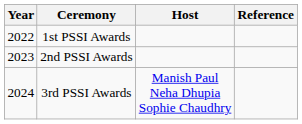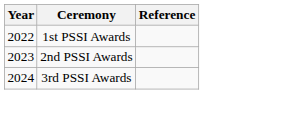- column: (185, 15)
